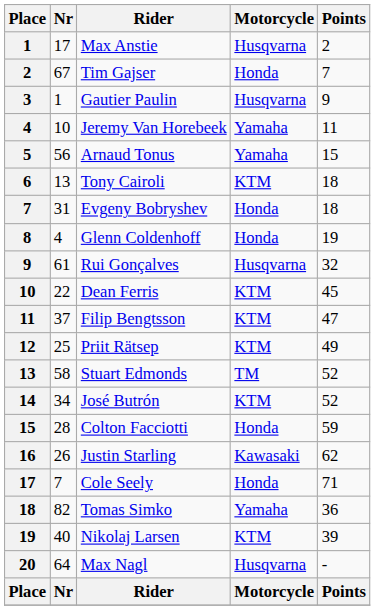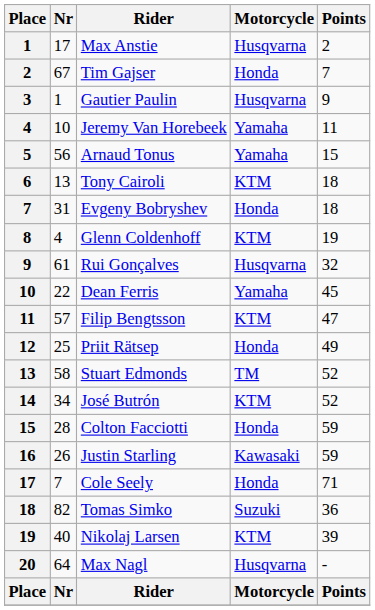(256, 236) Honda -> (253, 236) KTM
(253, 291) KTM -> (261, 291) Yamaha
(62, 318) 37 -> (62, 318) 57
(253, 346) KTM -> (256, 346) Honda
(330, 455) 62 -> (330, 455) 59
(261, 510) Yamaha -> (257, 510) Suzuki
